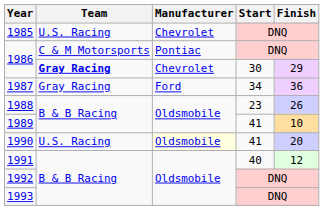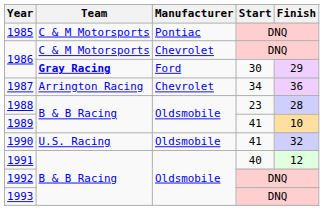(75, 32) U.S. Racing -> (94, 32) C & M Motorsports
(185, 32) Chevrolet -> (178, 32) Pontiac
(178, 50) Pontiac -> (185, 50) Chevrolet
(185, 68) Chevrolet -> (168, 68) Ford
(75, 86) Gray Racing -> (91, 86) Arrington Racing
(168, 86) Ford -> (185, 86) Chevrolet
(296, 105) 26 -> (296, 105) 28
(188, 141) lightyellow background -> (188, 141) no background
(296, 141) 20 -> (296, 141) 32
